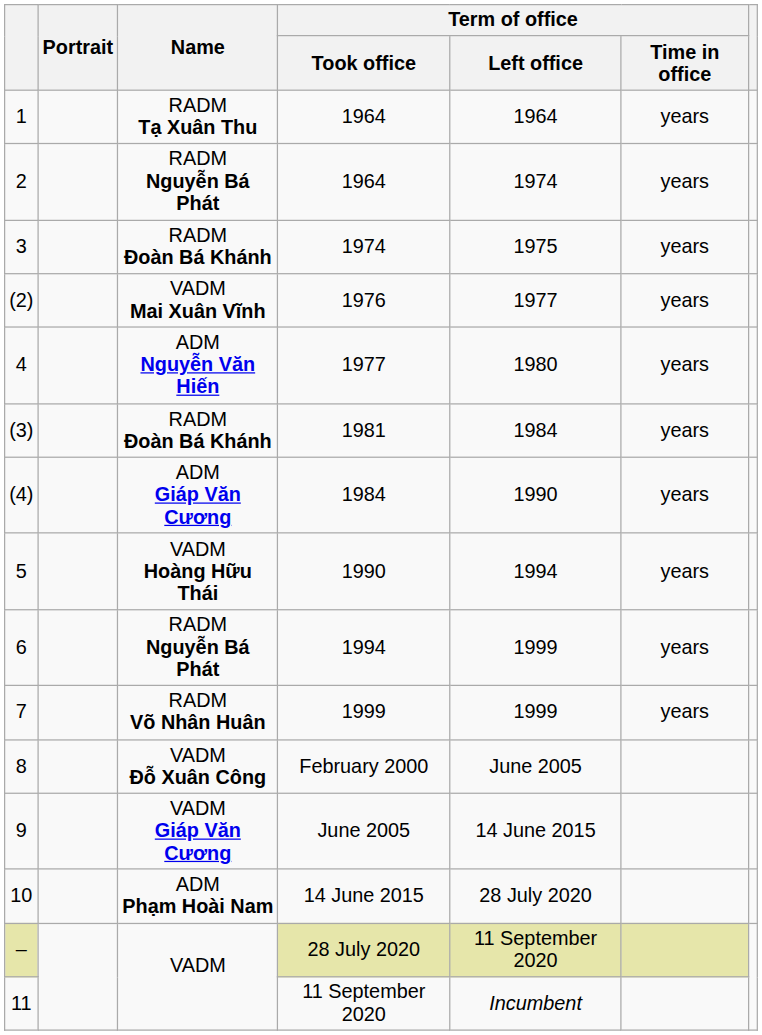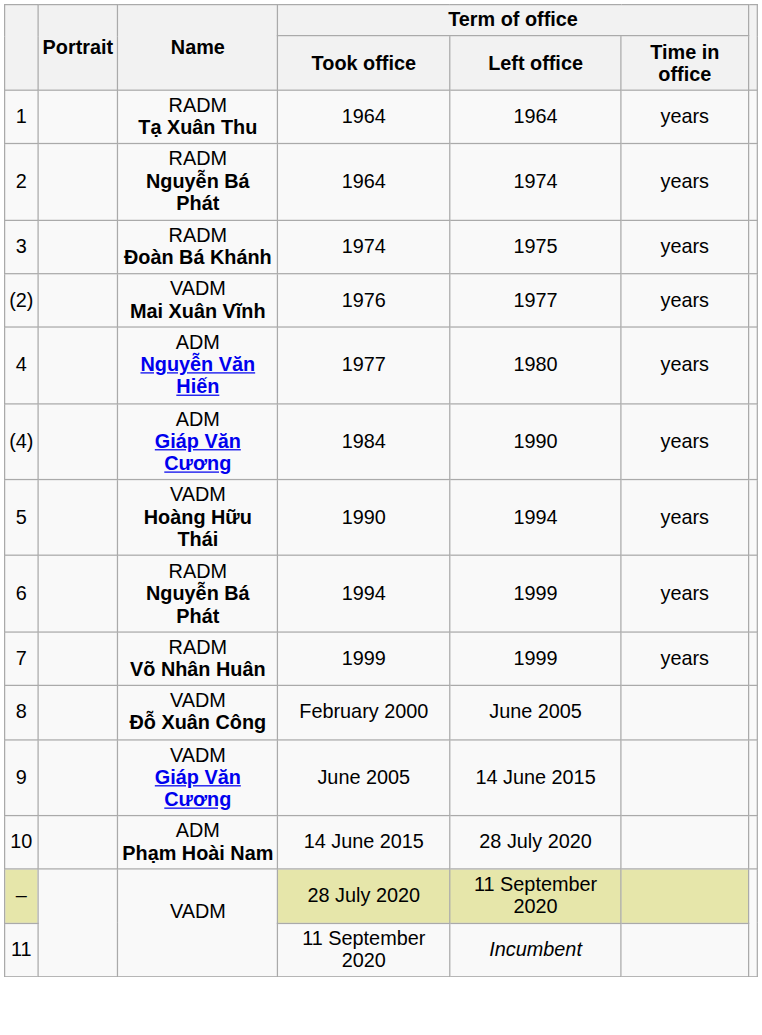- row: (21, 430)
